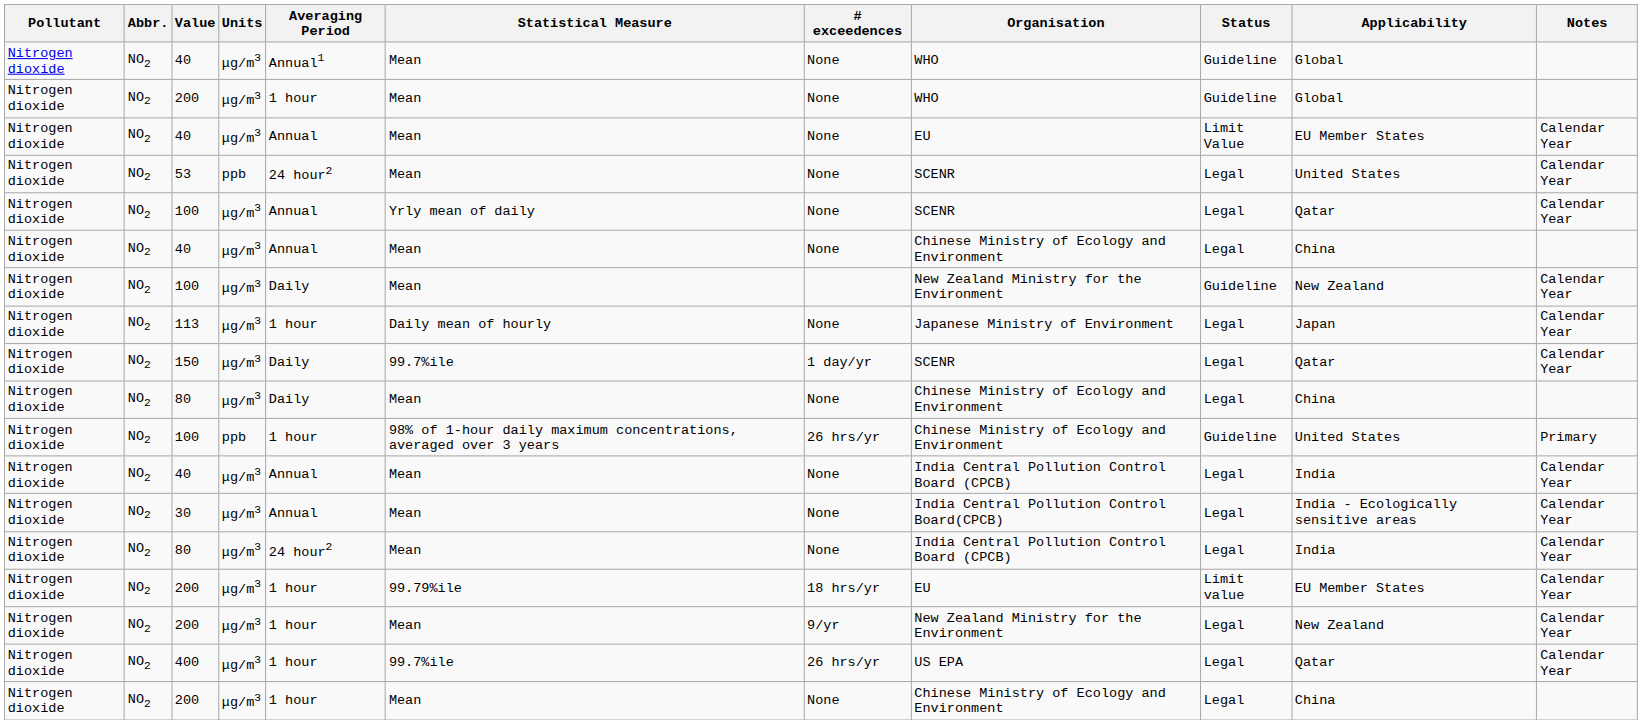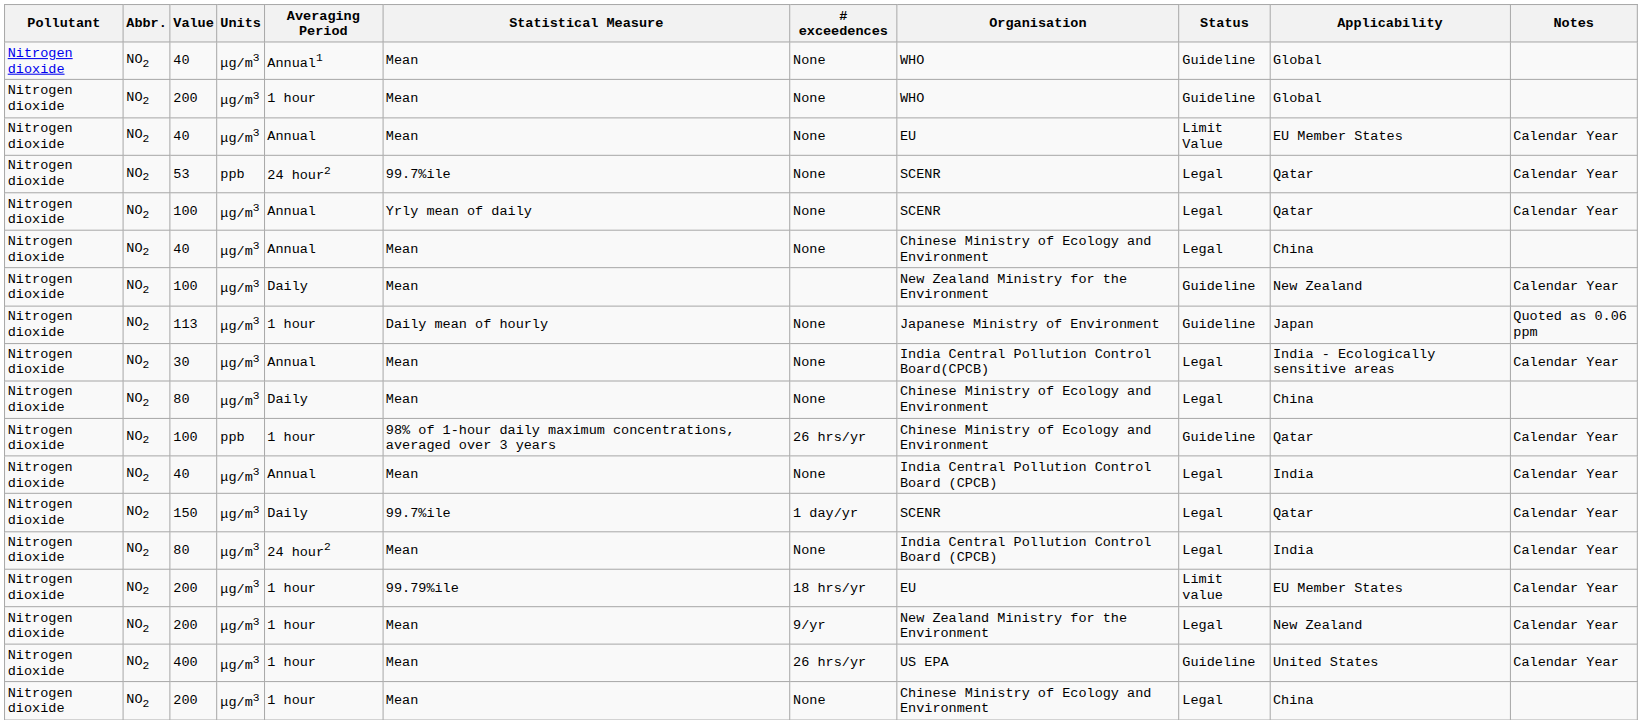(405, 174) Mean -> (418, 174) 99.7%ile
(1348, 174) United States -> (1293, 174) Qatar
(1224, 324) Legal -> (1219, 324) Guideline
(1573, 324) Calendar Year -> (1570, 324) Quoted as 0.06 ppm
rows swapped: (187, 362) <-> (183, 513)
(1348, 437) United States -> (1293, 437) Qatar
(1569, 437) Primary -> (1566, 437) Calendar Year
(421, 663) 99.7%ile -> (402, 663) Mean
(1224, 663) Legal -> (1219, 663) Guideline
(1315, 663) Qatar -> (1326, 663) United States
